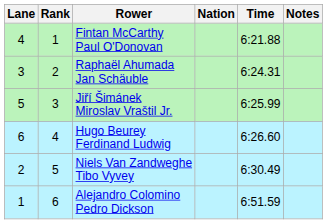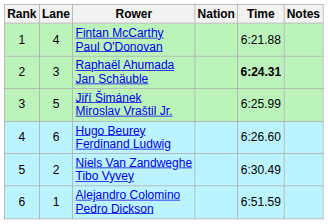columns swapped: (55, 14) <-> (21, 14)
(260, 72) normal -> (261, 72) bold
